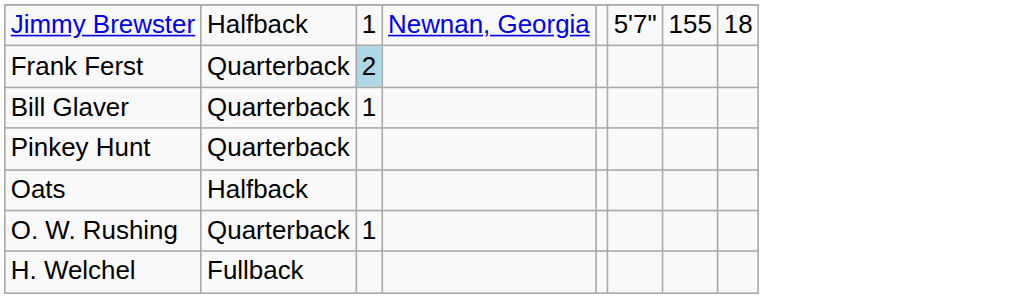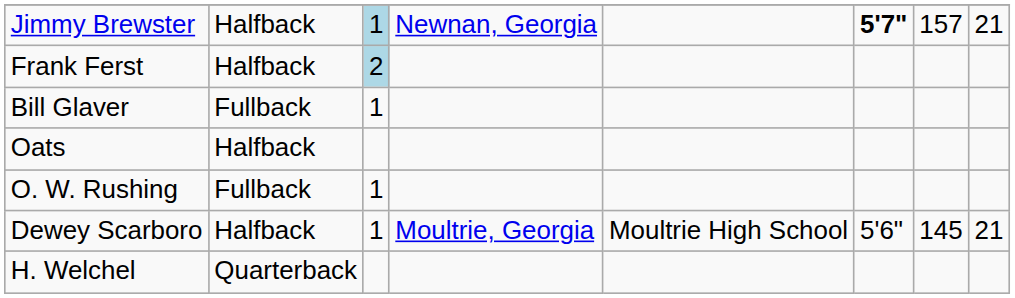(369, 25) no background -> (376, 25) lightblue background
(635, 25) normal -> (884, 25) bold
(690, 25) 155 -> (941, 25) 157
(738, 25) 18 -> (989, 25) 21
(278, 66) Quarterback -> (265, 66) Halfback
(278, 107) Quarterback -> (263, 107) Fullback
- row: (81, 148)
(278, 230) Quarterback -> (263, 189) Fullback
+ row: (107, 230)
(255, 271) Fullback -> (286, 271) Quarterback
